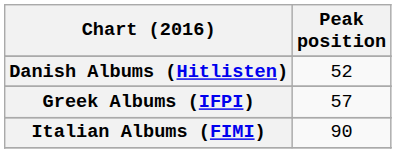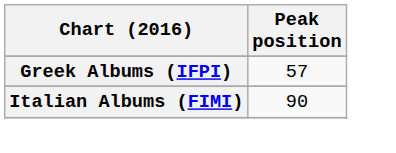- row: (149, 72)
